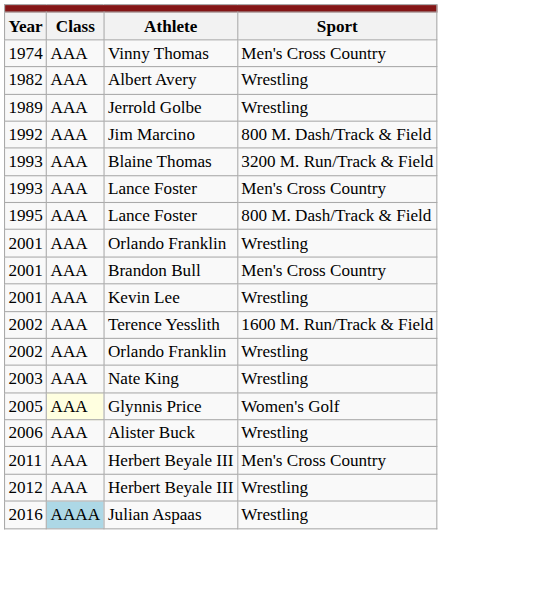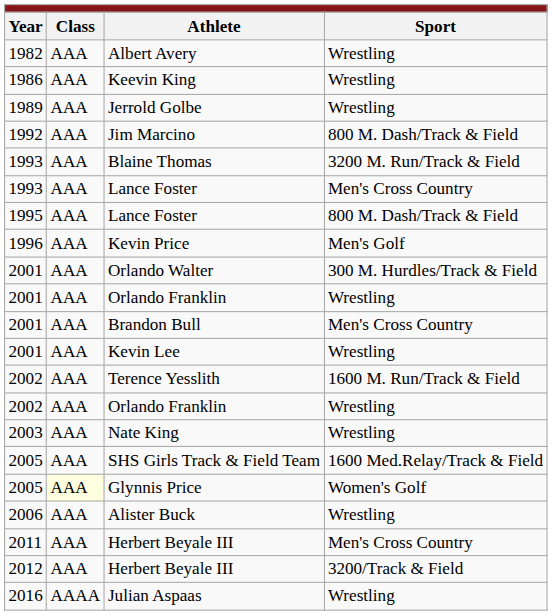- row: (26, 53)
+ row: (26, 80)
+ row: (26, 243)
+ row: (26, 270)
+ row: (26, 460)
(275, 487) Wrestling -> (396, 568) 3200/Track & Field
(75, 514) lightblue background -> (75, 596) no background
